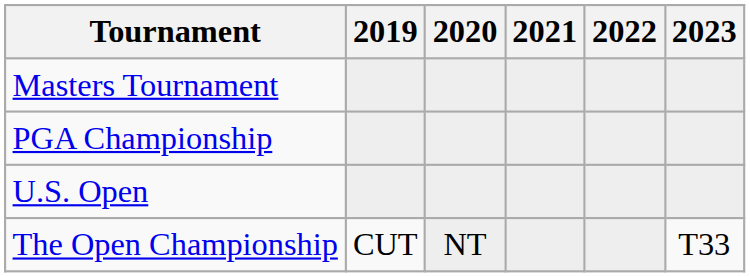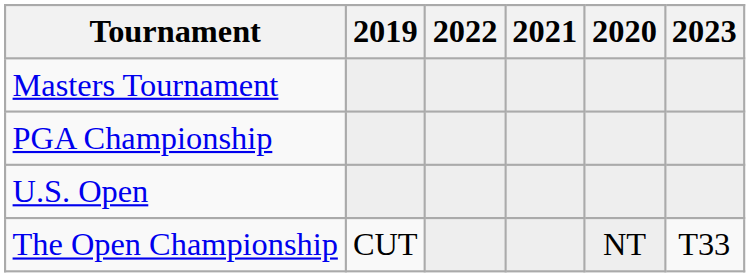columns swapped: (465, 31) <-> (624, 31)
